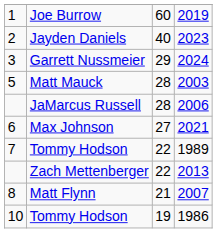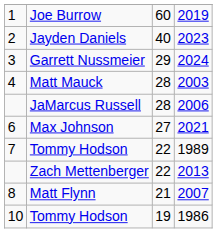(12, 82) 5 -> (12, 82) 4
